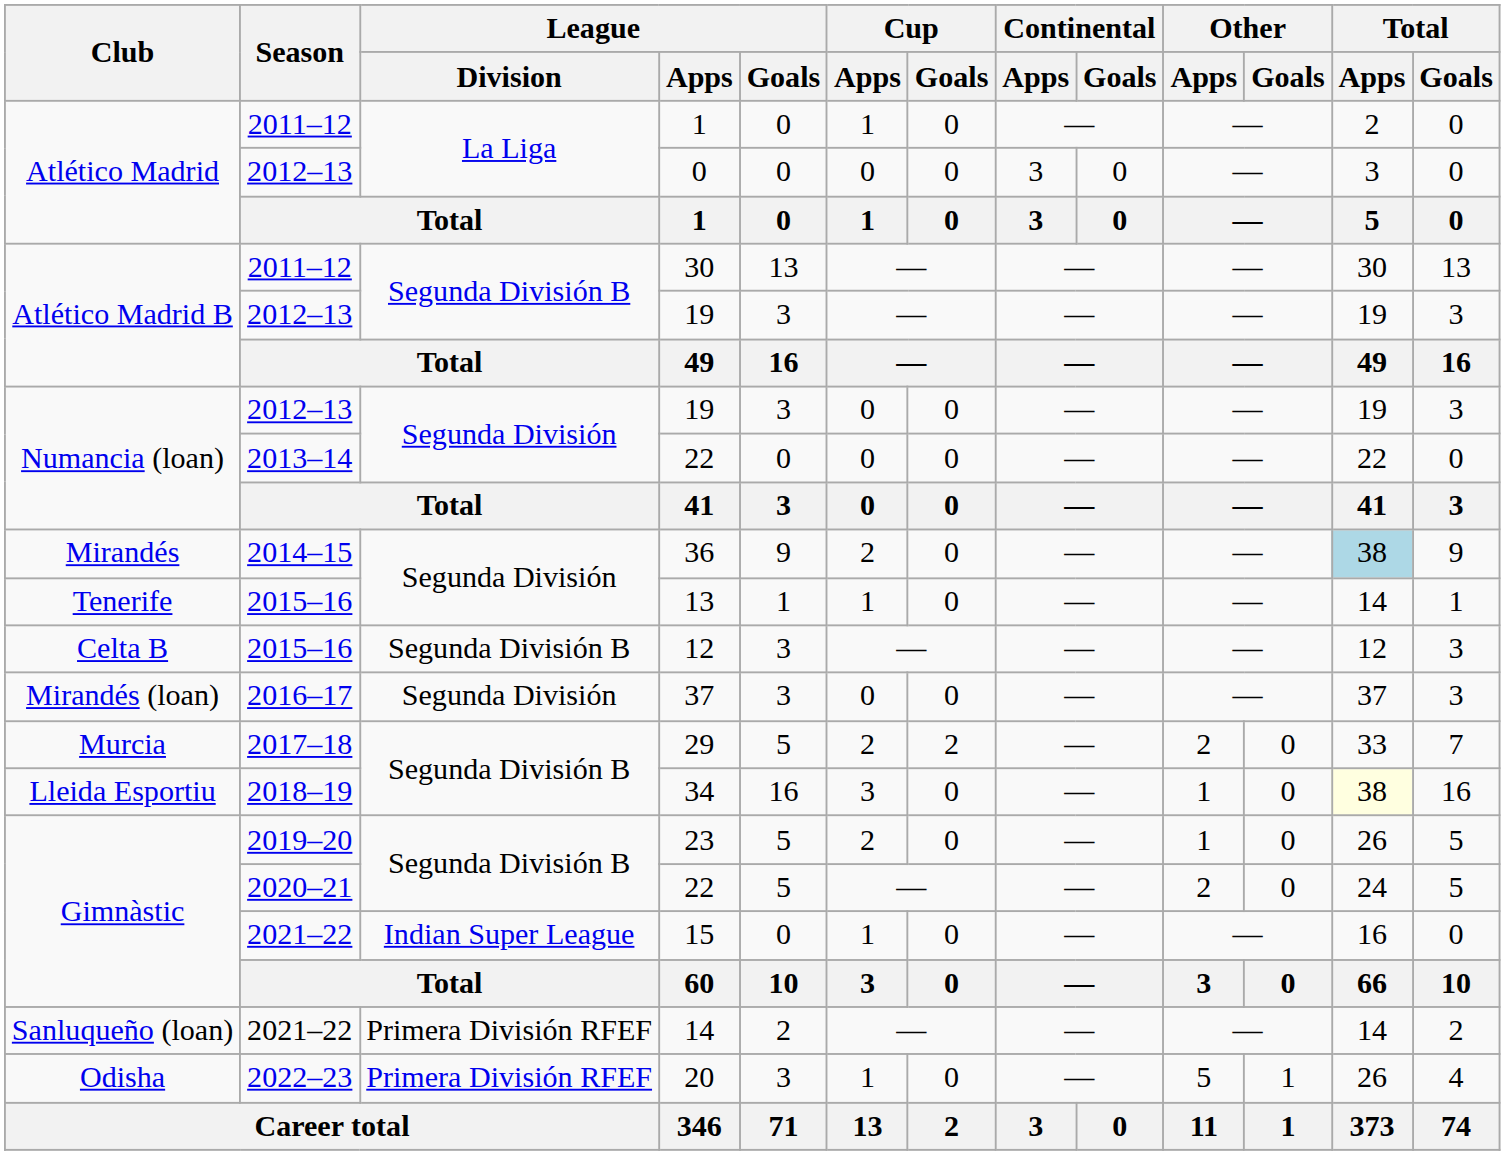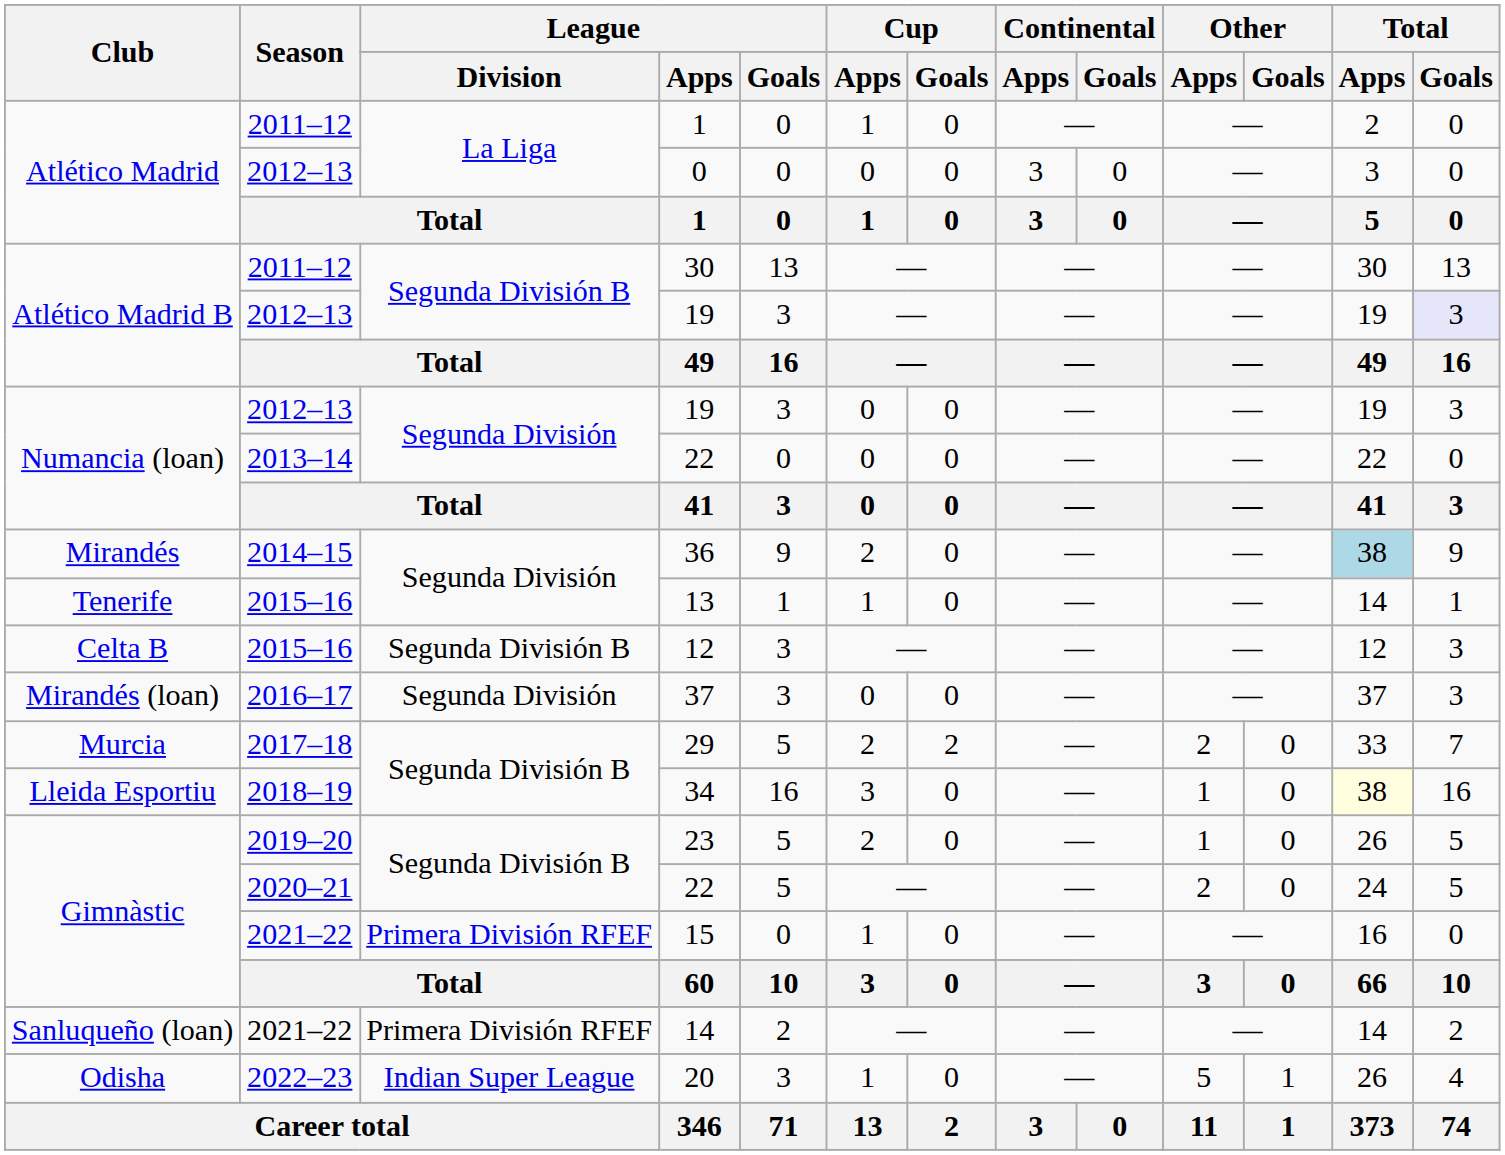(1456, 314) no background -> (1456, 314) lavender background
(509, 934) Indian Super League -> (509, 934) Primera División RFEF
(509, 1077) Primera División RFEF -> (509, 1077) Indian Super League
